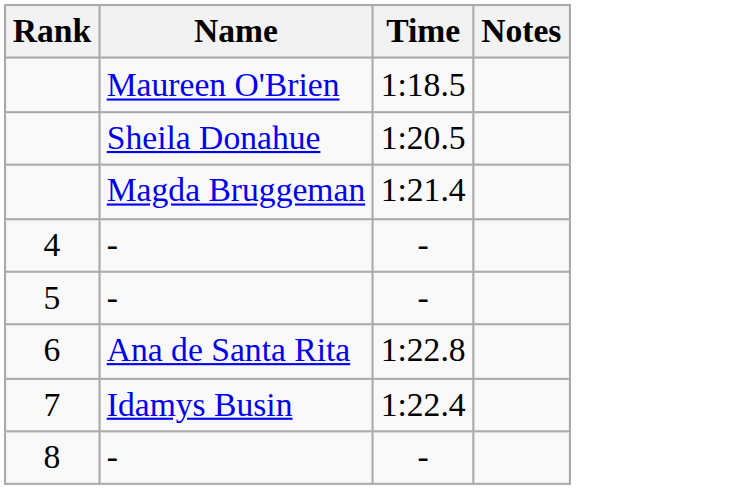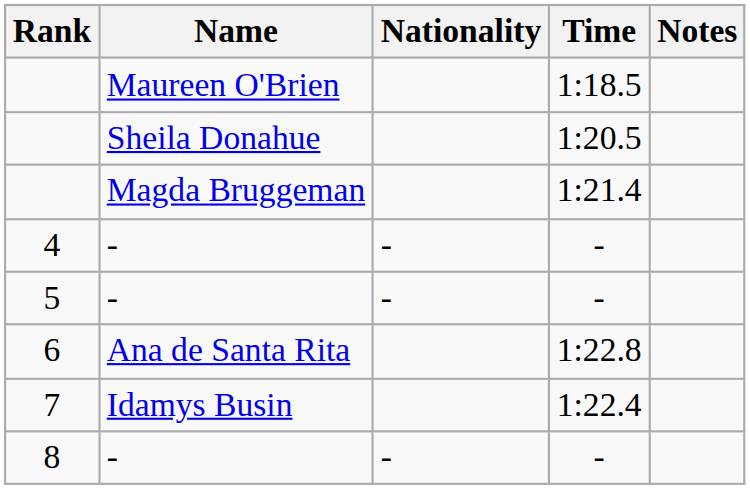+ column: (461, 31)
